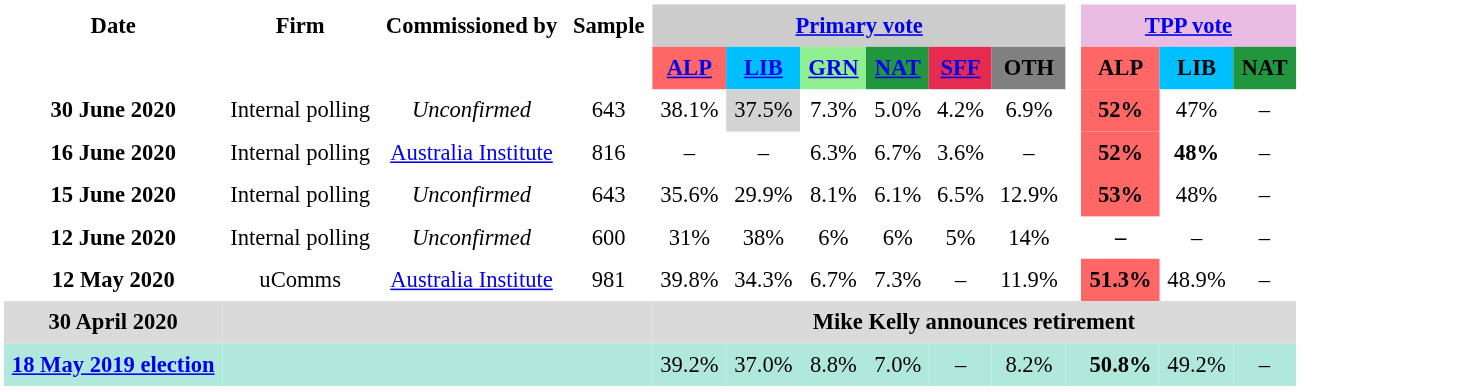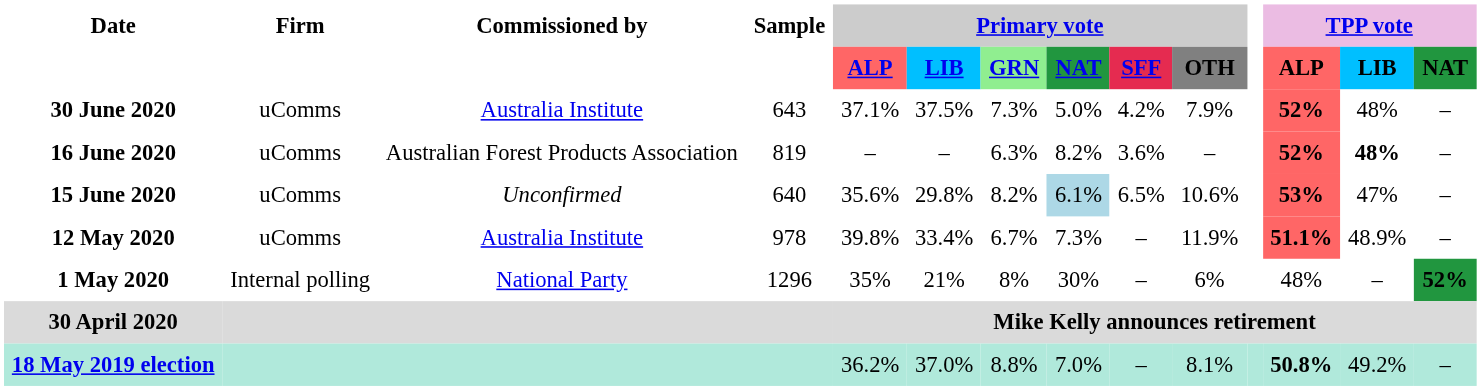(300, 109) Internal polling -> (300, 109) uComms
(472, 109) Unconfirmed -> (562, 109) Australia Institute
(689, 109) 38.1% -> (870, 109) 37.1%
(763, 109) lightgrey background -> (944, 109) no background
(1029, 109) 6.9% -> (1210, 109) 7.9%
(1197, 109) 47% -> (1377, 109) 48%
(300, 152) Internal polling -> (300, 152) uComms
(472, 152) Australia Institute -> (562, 152) Australian Forest Products Association
(609, 152) 816 -> (789, 152) 819
(898, 152) 6.7% -> (1078, 152) 8.2%
(300, 194) Internal polling -> (300, 194) uComms
(609, 194) 643 -> (789, 194) 640
(763, 194) 29.9% -> (944, 194) 29.8%
(833, 194) 8.1% -> (1014, 194) 8.2%
(898, 194) no background -> (1078, 194) lightblue background
(1029, 194) 12.9% -> (1210, 194) 10.6%
(1197, 194) 48% -> (1377, 194) 47%
- row: (113, 236)
(609, 279) 981 -> (789, 236) 978
(763, 279) 34.3% -> (944, 236) 33.4%
(1121, 279) 51.3% -> (1301, 236) 51.1%
+ row: (113, 279)
(689, 364) 39.2% -> (870, 364) 36.2%
(1029, 364) 8.2% -> (1210, 364) 8.1%
